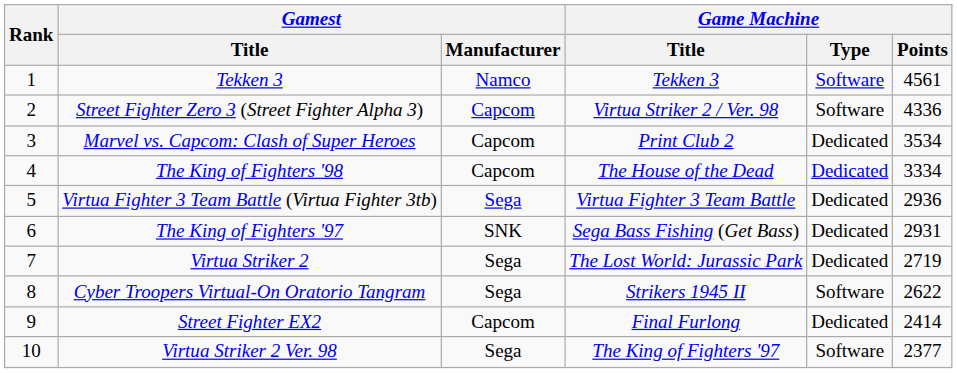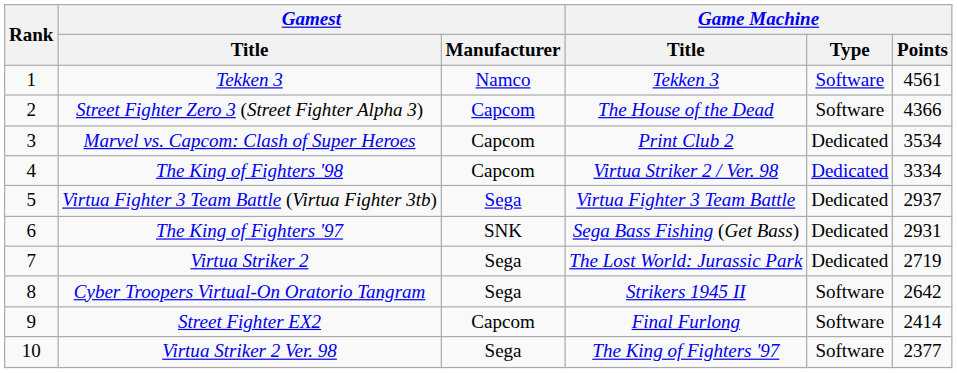(686, 110) Virtua Striker 2 / Ver. 98 -> (686, 110) The House of the Dead
(922, 110) 4336 -> (922, 110) 4366
(686, 170) The House of the Dead -> (686, 170) Virtua Striker 2 / Ver. 98
(922, 200) 2936 -> (922, 200) 2937
(922, 291) 2622 -> (922, 291) 2642
(850, 321) Dedicated -> (850, 321) Software
